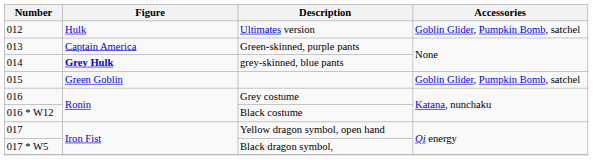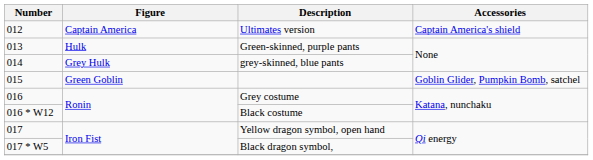(76, 29) Hulk -> (101, 29) Captain America
(498, 29) Goblin Glider, Pumpkin Bomb, satchel -> (468, 29) Captain America's shield
(101, 46) Captain America -> (76, 46) Hulk
(89, 63) bold -> (88, 63) normal
